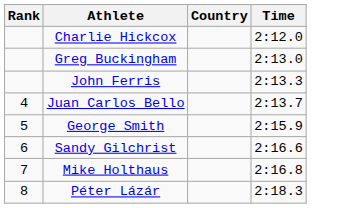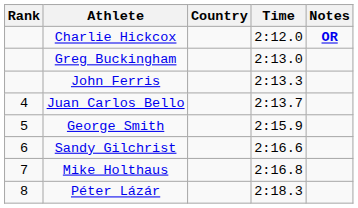+ column: (330, 16)
